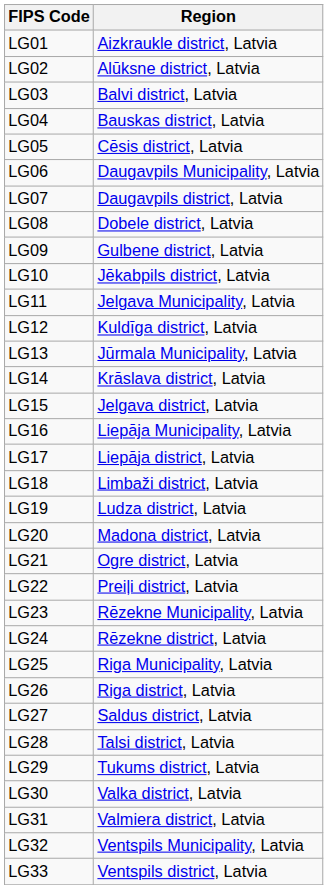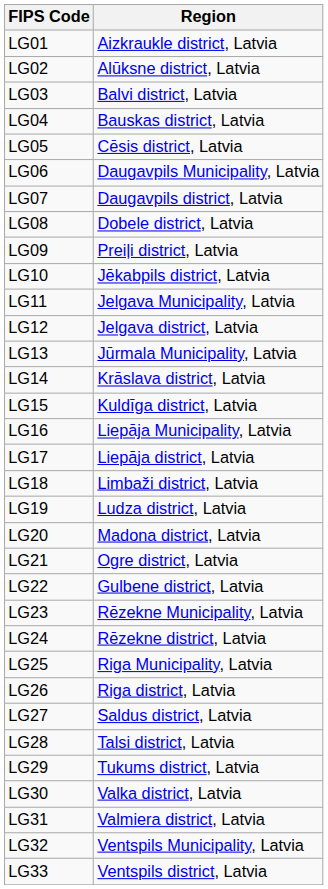(180, 250) Gulbene district, Latvia -> (168, 250) Preiļi district, Latvia
(177, 328) Kuldīga district, Latvia -> (178, 328) Jelgava district, Latvia
(178, 405) Jelgava district, Latvia -> (177, 405) Kuldīga district, Latvia
(168, 586) Preiļi district, Latvia -> (180, 586) Gulbene district, Latvia
